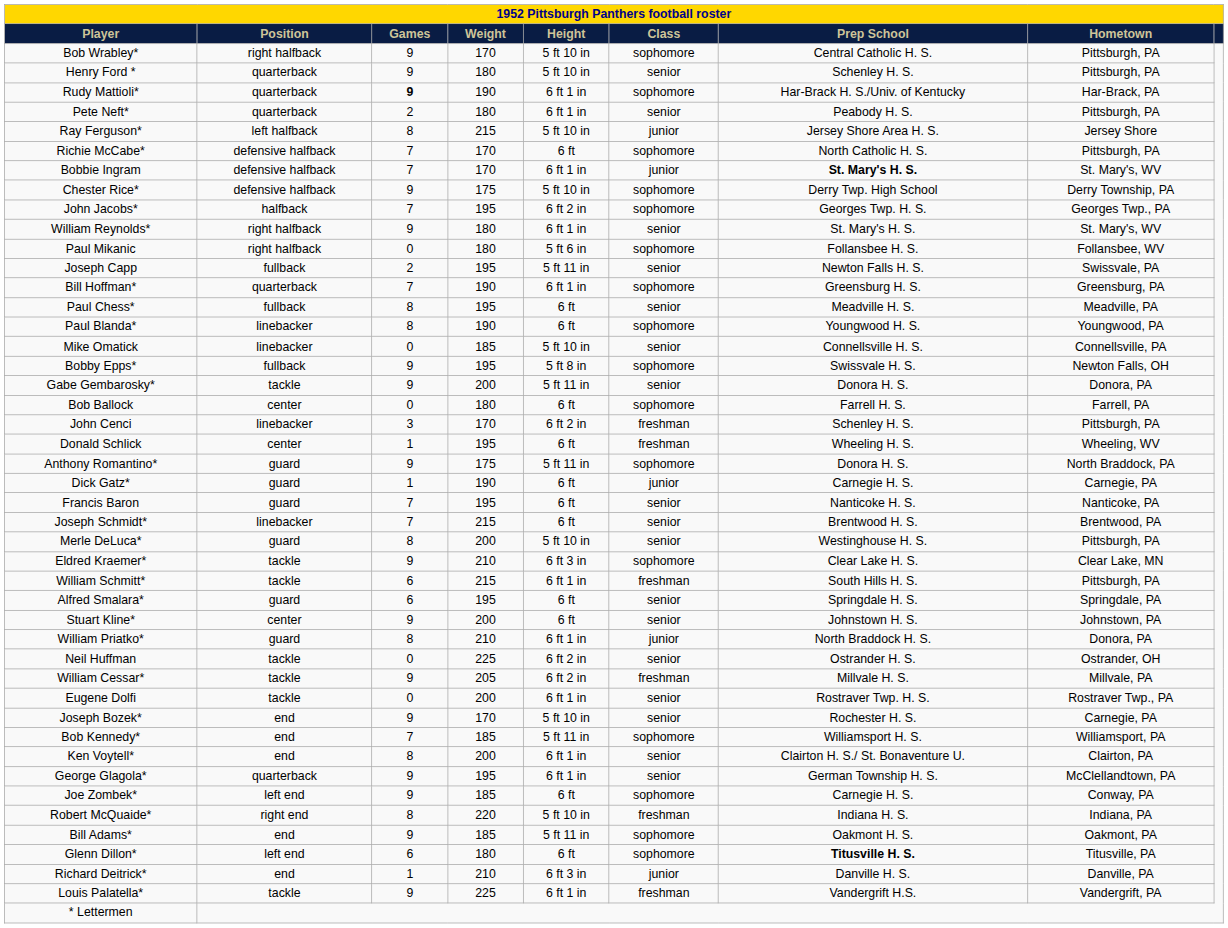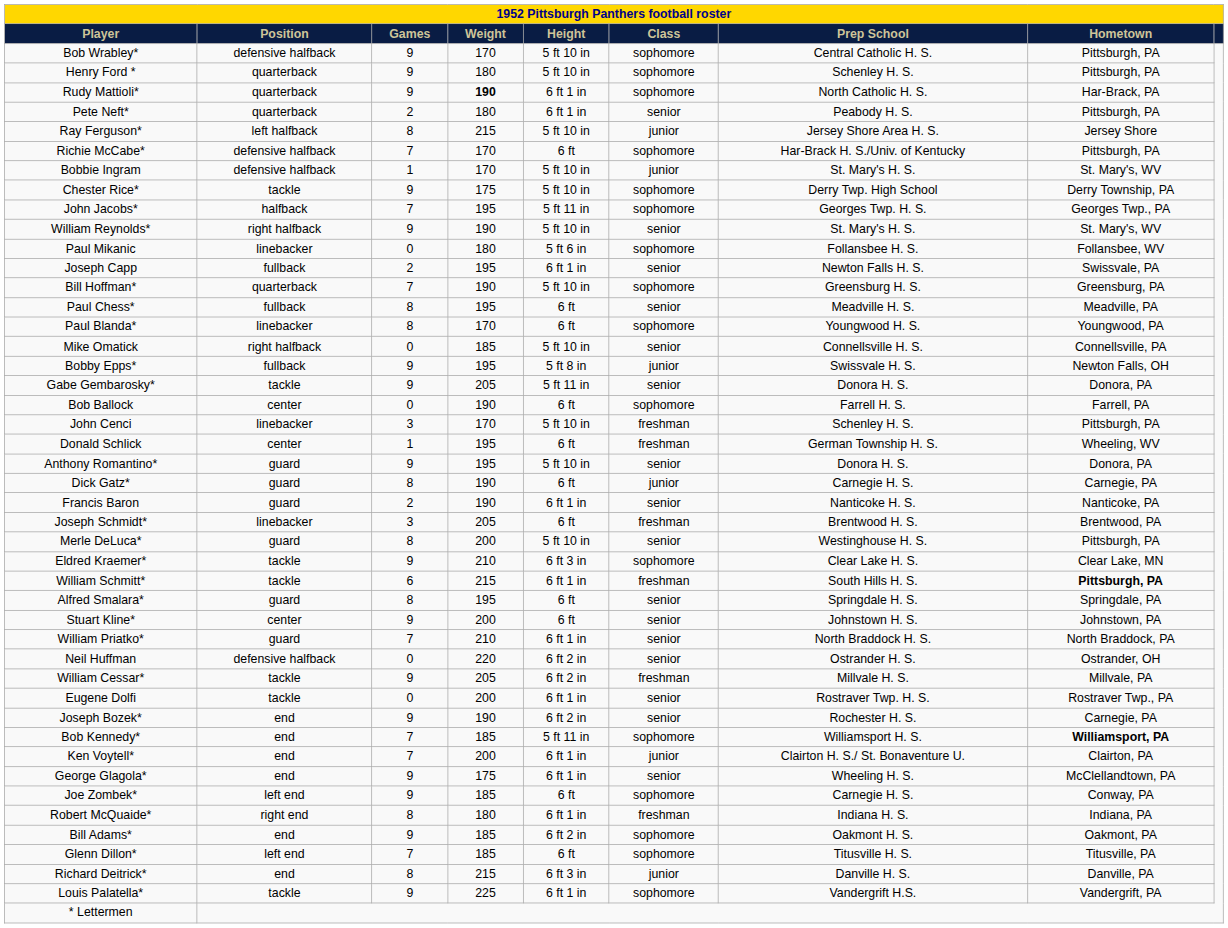(284, 53) right halfback -> (284, 53) defensive halfback
(664, 72) senior -> (664, 72) sophomore
(410, 92) bold -> (410, 92) normal
(486, 92) normal -> (486, 92) bold
(873, 92) Har-Brack H. S./Univ. of Kentucky -> (873, 92) North Catholic H. S.
(873, 151) North Catholic H. S. -> (873, 151) Har-Brack H. S./Univ. of Kentucky
(410, 170) 7 -> (410, 170) 1
(566, 170) 6 ft 1 in -> (566, 170) 5 ft 10 in
(873, 170) bold -> (873, 170) normal
(284, 190) defensive halfback -> (284, 190) tackle
(566, 209) 6 ft 2 in -> (566, 209) 5 ft 11 in
(486, 229) 180 -> (486, 229) 190
(566, 229) 6 ft 1 in -> (566, 229) 5 ft 10 in
(284, 248) right halfback -> (284, 248) linebacker
(566, 268) 5 ft 11 in -> (566, 268) 6 ft 1 in
(566, 287) 6 ft 1 in -> (566, 287) 5 ft 10 in
(486, 326) 190 -> (486, 326) 170
(284, 346) linebacker -> (284, 346) right halfback
(664, 365) sophomore -> (664, 365) junior
(486, 385) 200 -> (486, 385) 205
(486, 405) 180 -> (486, 405) 190
(566, 424) 6 ft 2 in -> (566, 424) 5 ft 10 in
(873, 444) Wheeling H. S. -> (873, 444) German Township H. S.
(486, 463) 175 -> (486, 463) 195
(566, 463) 5 ft 11 in -> (566, 463) 5 ft 10 in
(664, 463) sophomore -> (664, 463) senior
(1121, 463) North Braddock, PA -> (1121, 463) Donora, PA
(410, 483) 1 -> (410, 483) 8
(410, 502) 7 -> (410, 502) 2
(486, 502) 195 -> (486, 502) 190
(566, 502) 6 ft -> (566, 502) 6 ft 1 in
(410, 522) 7 -> (410, 522) 3
(486, 522) 215 -> (486, 522) 205
(664, 522) senior -> (664, 522) freshman
(1121, 580) normal -> (1121, 580) bold
(410, 600) 6 -> (410, 600) 8
(410, 639) 8 -> (410, 639) 7
(664, 639) junior -> (664, 639) senior
(1121, 639) Donora, PA -> (1121, 639) North Braddock, PA
(284, 659) tackle -> (284, 659) defensive halfback
(486, 659) 225 -> (486, 659) 220
(486, 717) 170 -> (486, 717) 190
(566, 717) 5 ft 10 in -> (566, 717) 6 ft 2 in
(1121, 737) normal -> (1121, 737) bold
(410, 756) 8 -> (410, 756) 7
(664, 756) senior -> (664, 756) junior
(284, 776) quarterback -> (284, 776) end
(486, 776) 195 -> (486, 776) 175
(873, 776) German Township H. S. -> (873, 776) Wheeling H. S.
(486, 815) 220 -> (486, 815) 180
(566, 815) 5 ft 10 in -> (566, 815) 6 ft 1 in
(566, 834) 5 ft 11 in -> (566, 834) 6 ft 2 in
(410, 854) 6 -> (410, 854) 7
(486, 854) 180 -> (486, 854) 185
(873, 854) bold -> (873, 854) normal
(410, 873) 1 -> (410, 873) 8
(486, 873) 210 -> (486, 873) 215
(664, 893) freshman -> (664, 893) sophomore
